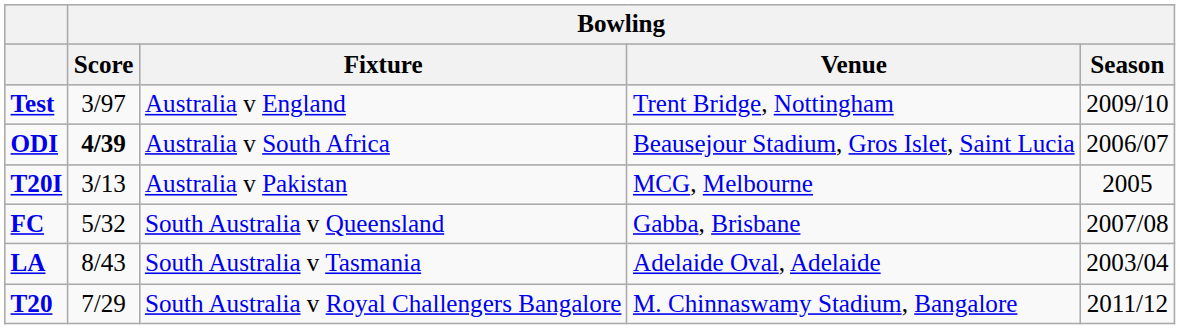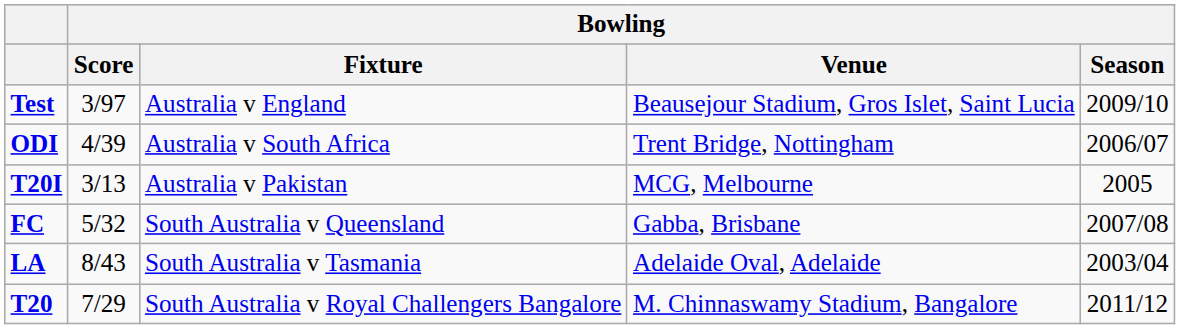(763, 104) Trent Bridge, Nottingham -> (854, 104) Beausejour Stadium, Gros Islet, Saint Lucia
(104, 143) bold -> (104, 143) normal
(854, 143) Beausejour Stadium, Gros Islet, Saint Lucia -> (763, 143) Trent Bridge, Nottingham
